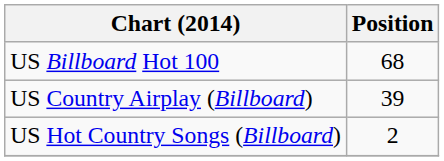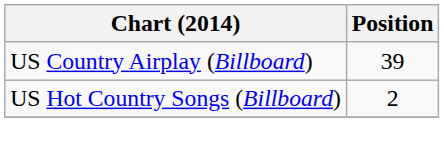- row: (115, 60)
